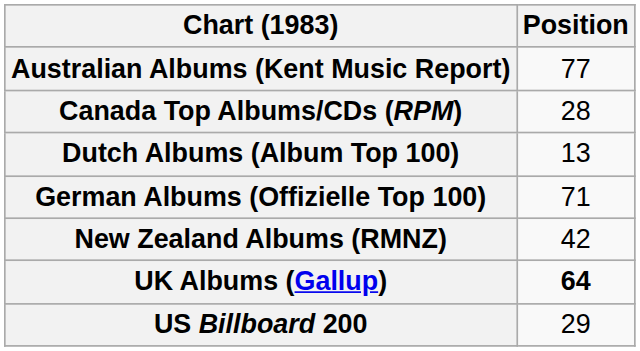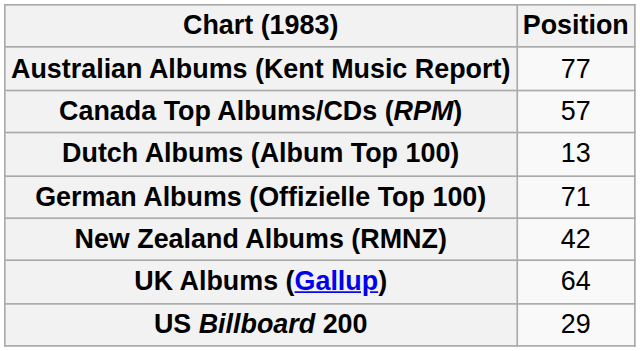(576, 111) 28 -> (576, 111) 57
(576, 281) bold -> (576, 281) normal
